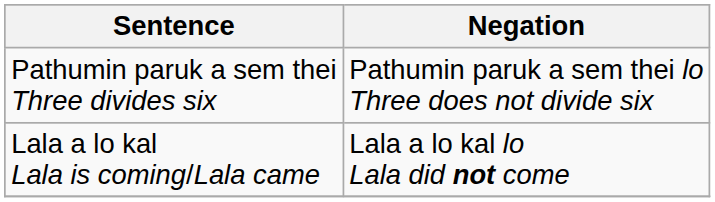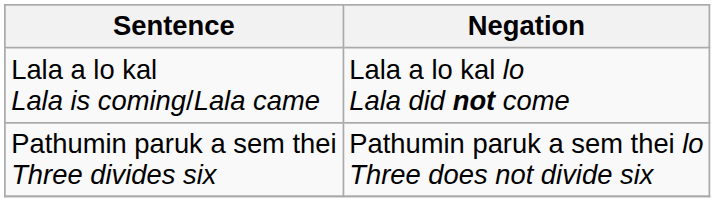rows swapped: (166, 159) <-> (174, 84)
